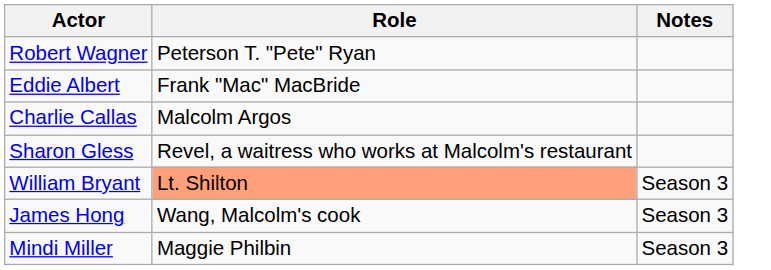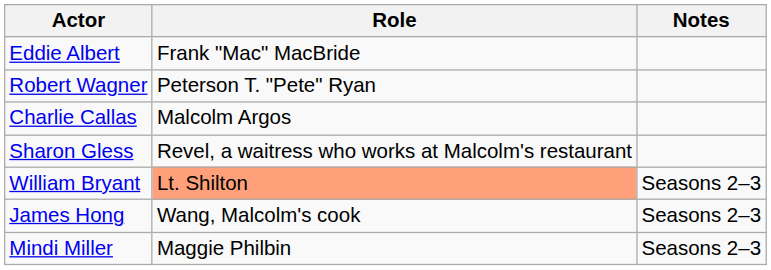rows swapped: (65, 85) <-> (78, 53)
(685, 183) Season 3 -> (701, 183) Seasons 2–3
(685, 215) Season 3 -> (701, 215) Seasons 2–3
(685, 248) Season 3 -> (701, 248) Seasons 2–3
